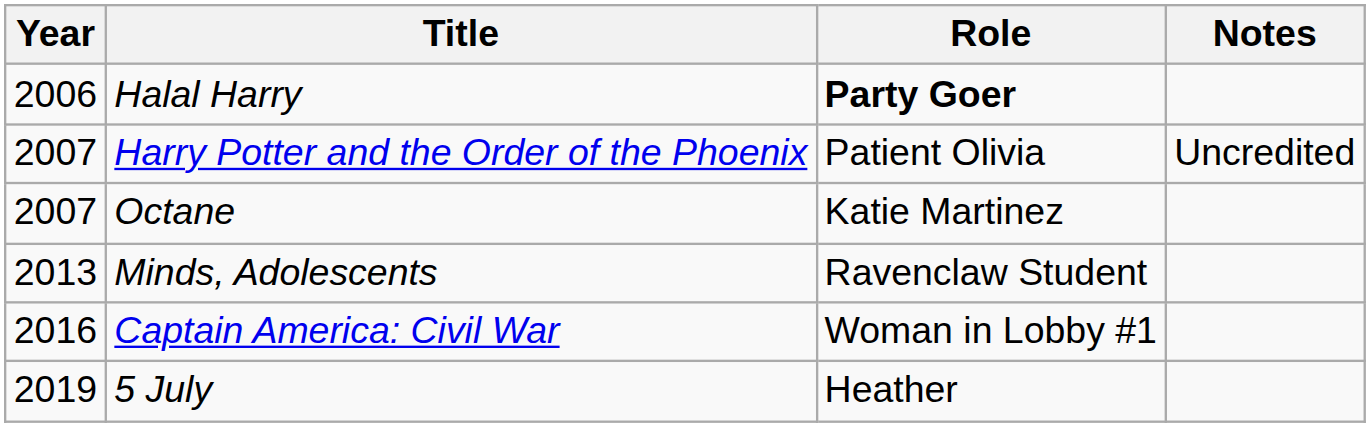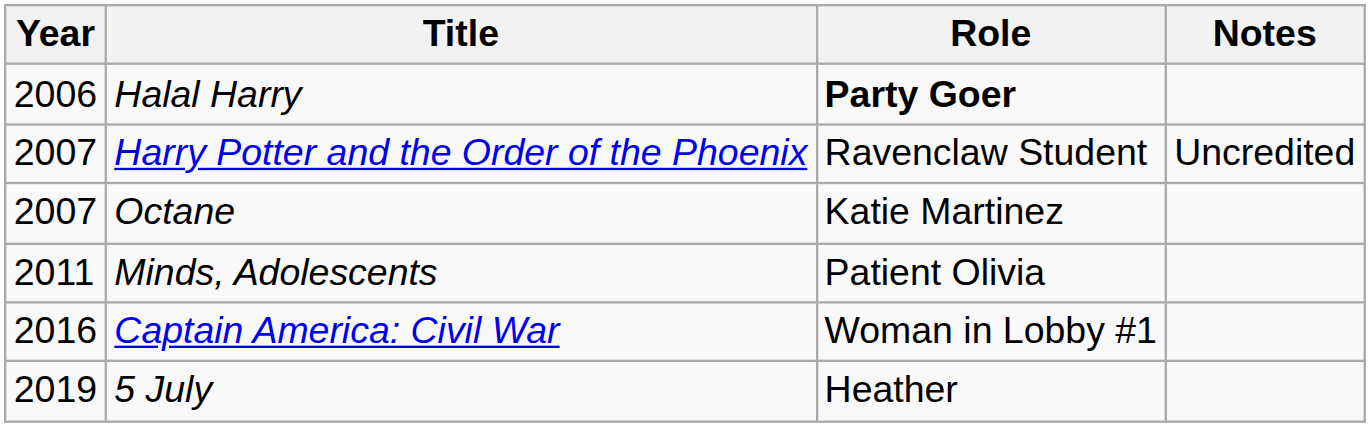(935, 152) Patient Olivia -> (986, 152) Ravenclaw Student
(55, 271) 2013 -> (54, 271) 2011
(986, 271) Ravenclaw Student -> (935, 271) Patient Olivia
